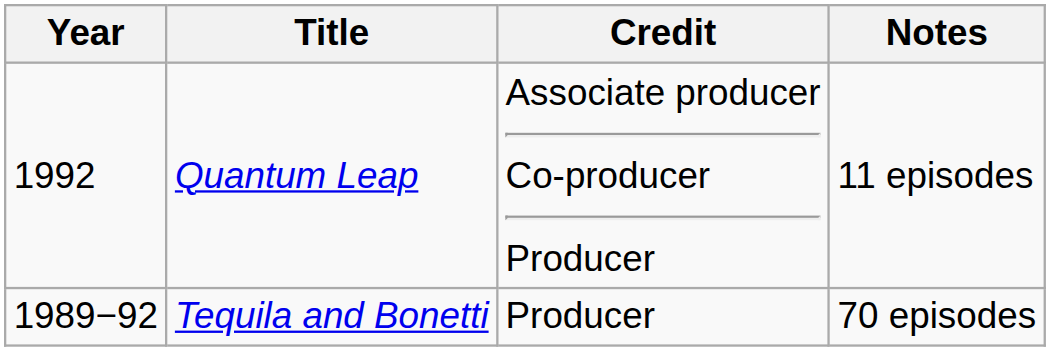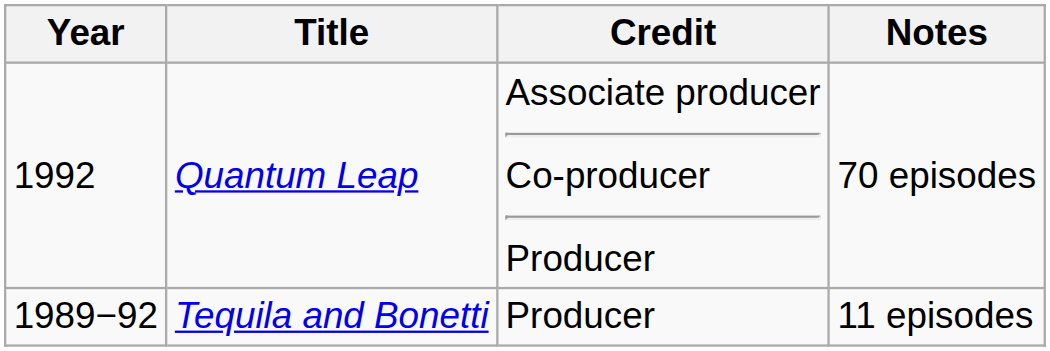(935, 174) 11 episodes -> (937, 174) 70 episodes
(937, 316) 70 episodes -> (935, 316) 11 episodes
